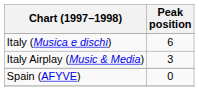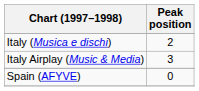(170, 42) 6 -> (170, 42) 2
